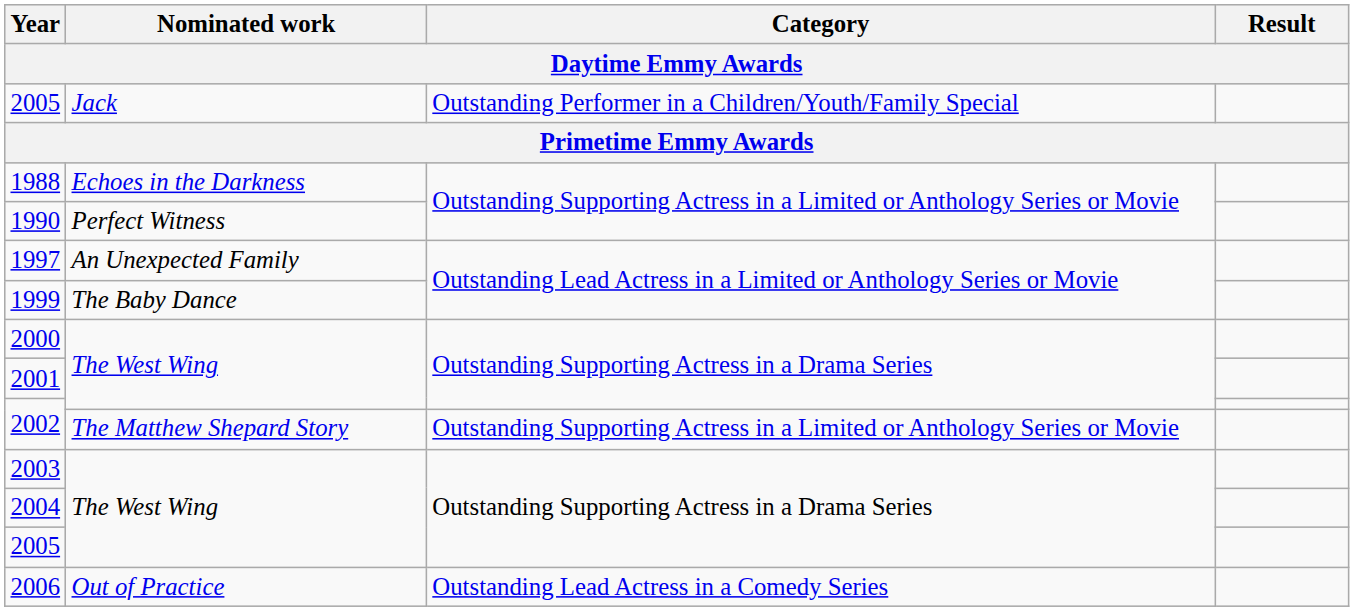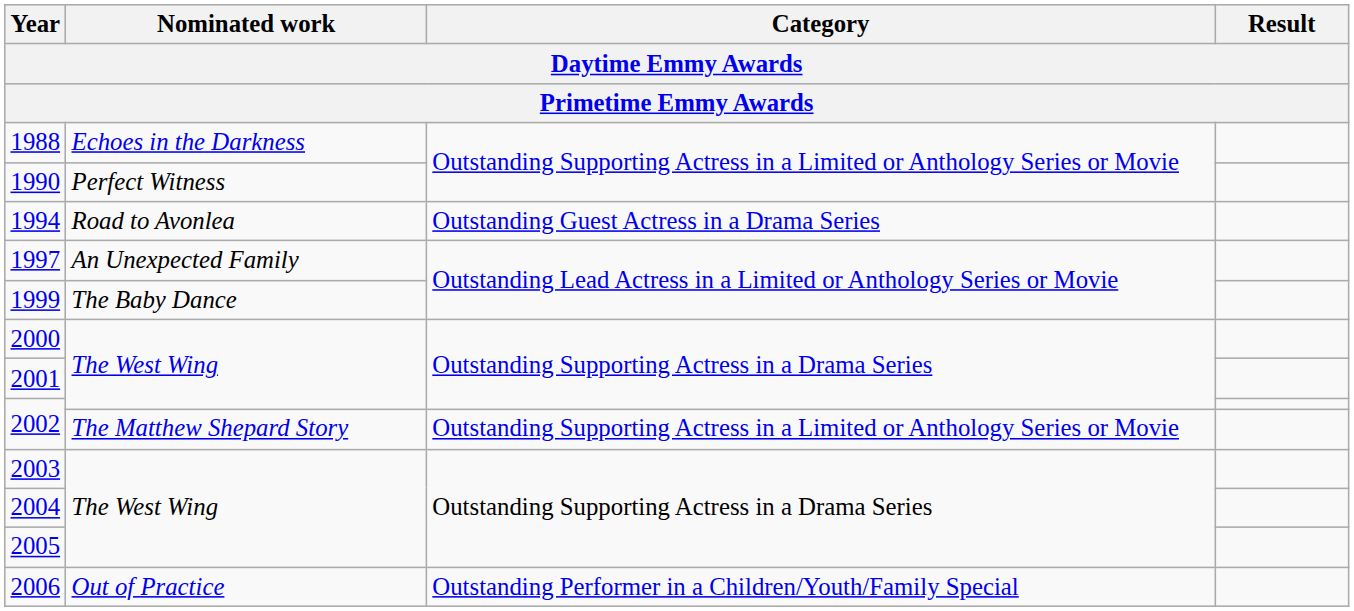- row: (35, 102)
+ row: (35, 220)
(660, 586) Outstanding Lead Actress in a Comedy Series -> (726, 586) Outstanding Performer in a Children/Youth/Family Special
